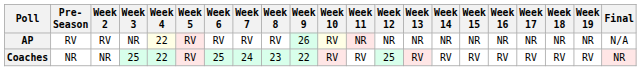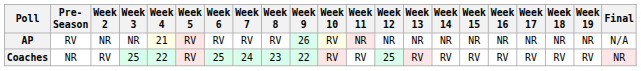(105, 41) RV -> (105, 41) NR
(162, 41) 22 -> (162, 41) 21
(105, 57) NR -> (105, 57) RV
